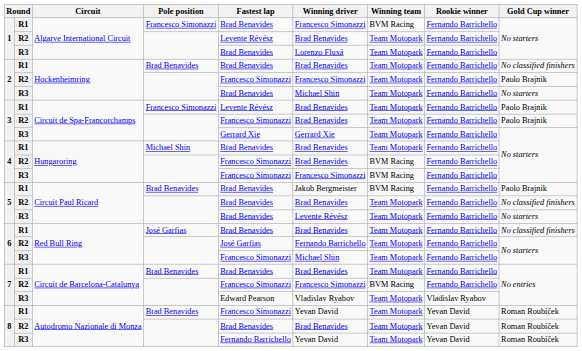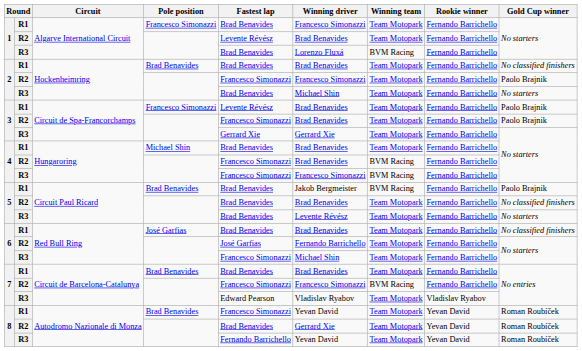(392, 24) BVM Racing -> (396, 24) Team Motopark
(396, 51) Team Motopark -> (392, 51) BVM Racing
(321, 325) Brad Benavides -> (315, 325) Gerrard Xie
